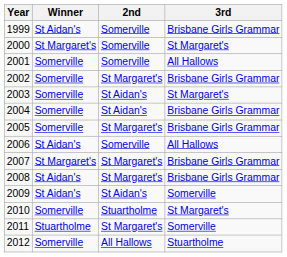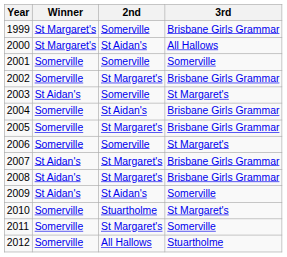(58, 29) St Aidan's -> (65, 29) St Margaret's
(125, 45) Somerville -> (124, 45) St Aidan's
(198, 45) St Margaret's -> (193, 45) All Hallows
(193, 62) All Hallows -> (192, 62) Somerville
(59, 95) Somerville -> (58, 95) St Aidan's
(124, 95) St Aidan's -> (125, 95) Somerville
(58, 144) St Aidan's -> (59, 144) Somerville
(193, 144) All Hallows -> (198, 144) St Margaret's
(65, 161) St Margaret's -> (58, 161) St Aidan's
(63, 227) Stuartholme -> (59, 227) Somerville
